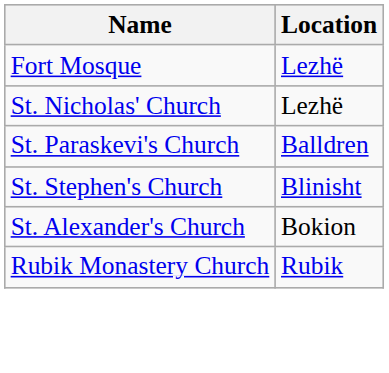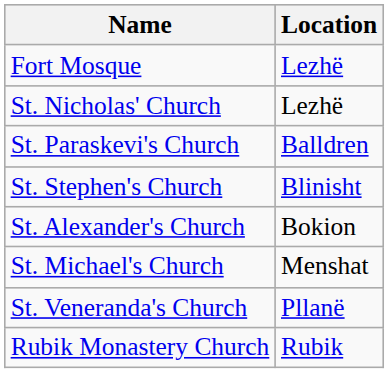+ row: (117, 266)
+ row: (129, 307)
